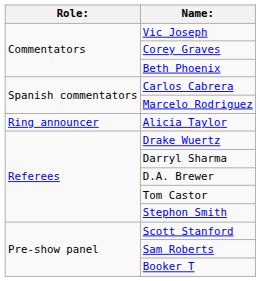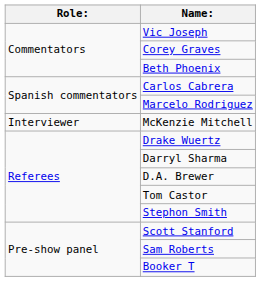+ row: (198, 122)
- row: (185, 122)
